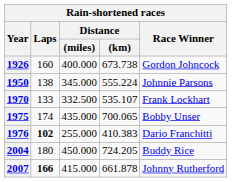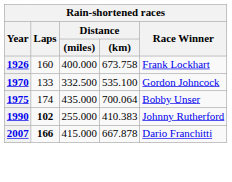(120, 64) 673.738 -> (120, 64) 673.758
(181, 64) Gordon Johncock -> (176, 64) Frank Lockhart
- row: (79, 82)
(120, 99) 535.107 -> (120, 82) 535.100
(176, 99) Frank Lockhart -> (181, 82) Gordon Johncock
(120, 116) 700.065 -> (120, 99) 700.064
(18, 133) 1976 -> (18, 116) 1990
(177, 133) Dario Franchitti -> (183, 116) Johnny Rutherford
- row: (79, 151)
(120, 168) 661.878 -> (120, 133) 667.878
(183, 168) Johnny Rutherford -> (177, 133) Dario Franchitti
